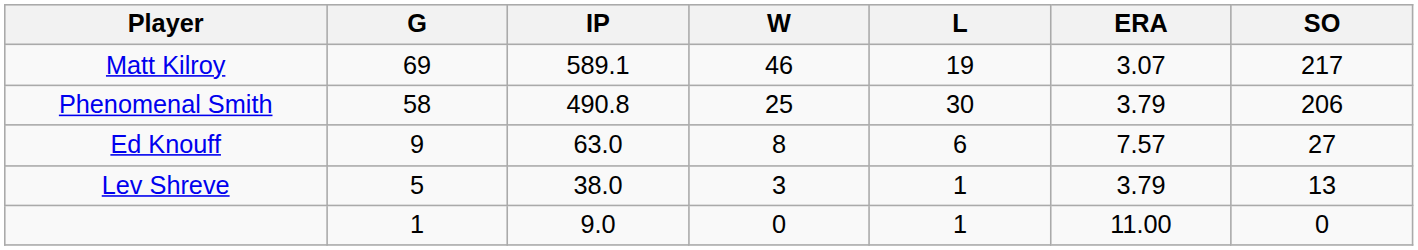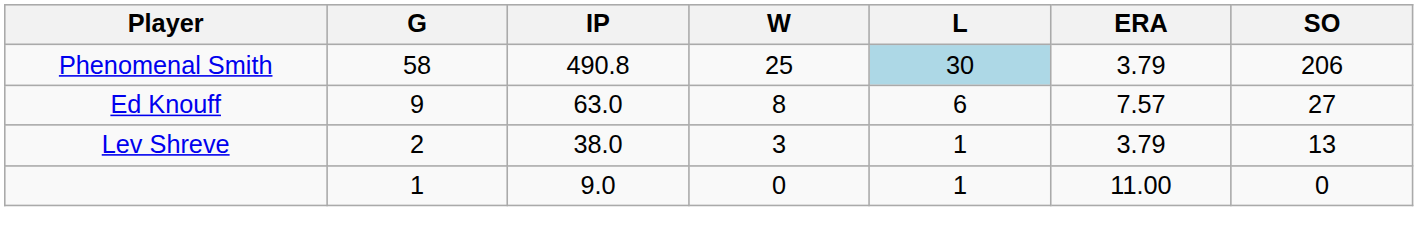- row: (166, 64)
(960, 104) no background -> (960, 64) lightblue background
(417, 184) 5 -> (417, 144) 2
